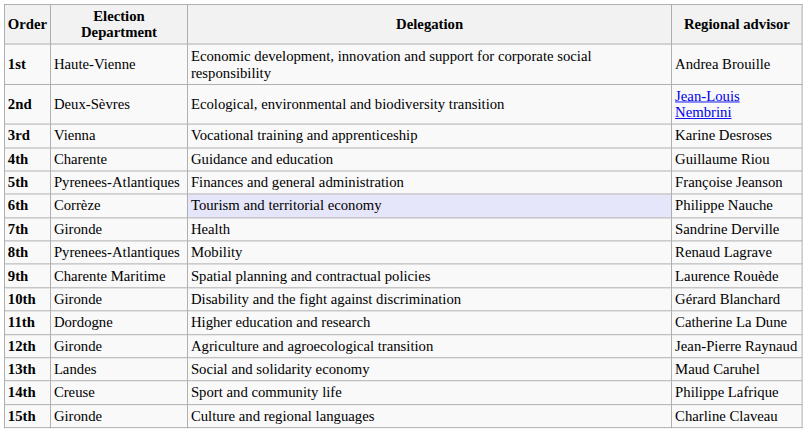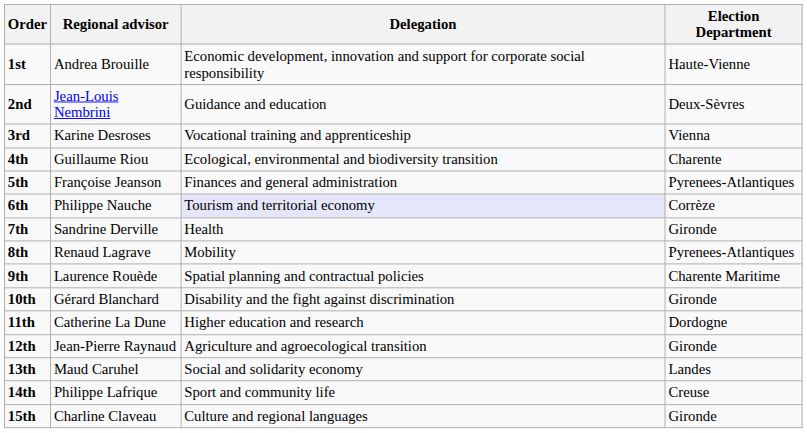columns swapped: (737, 24) <-> (119, 24)
(348, 104) Ecological, environmental and biodiversity transition -> (255, 104) Guidance and education
(262, 159) Guidance and education -> (341, 159) Ecological, environmental and biodiversity transition
